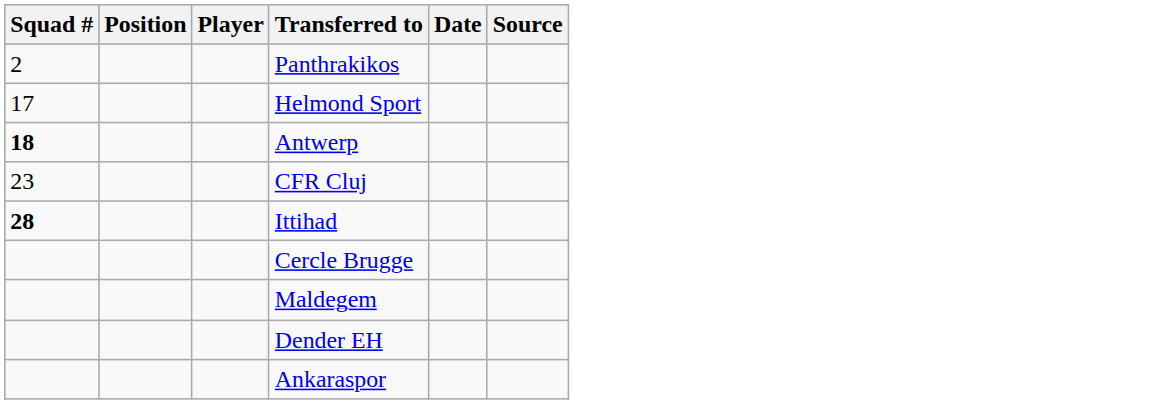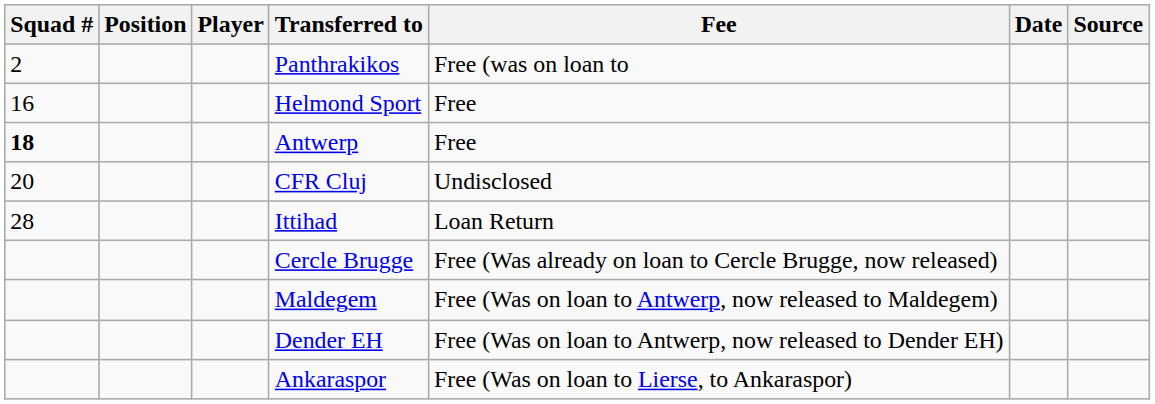+ column: (719, 24)
(22, 103) 17 -> (22, 103) 16
(22, 181) 23 -> (22, 181) 20
(22, 221) bold -> (22, 221) normal
